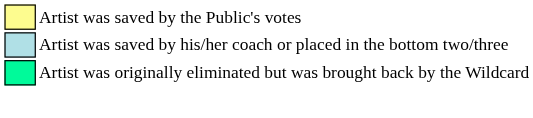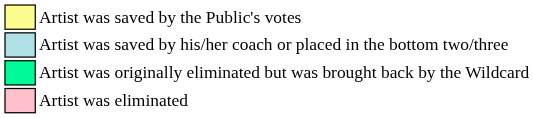+ row: (113, 100)
